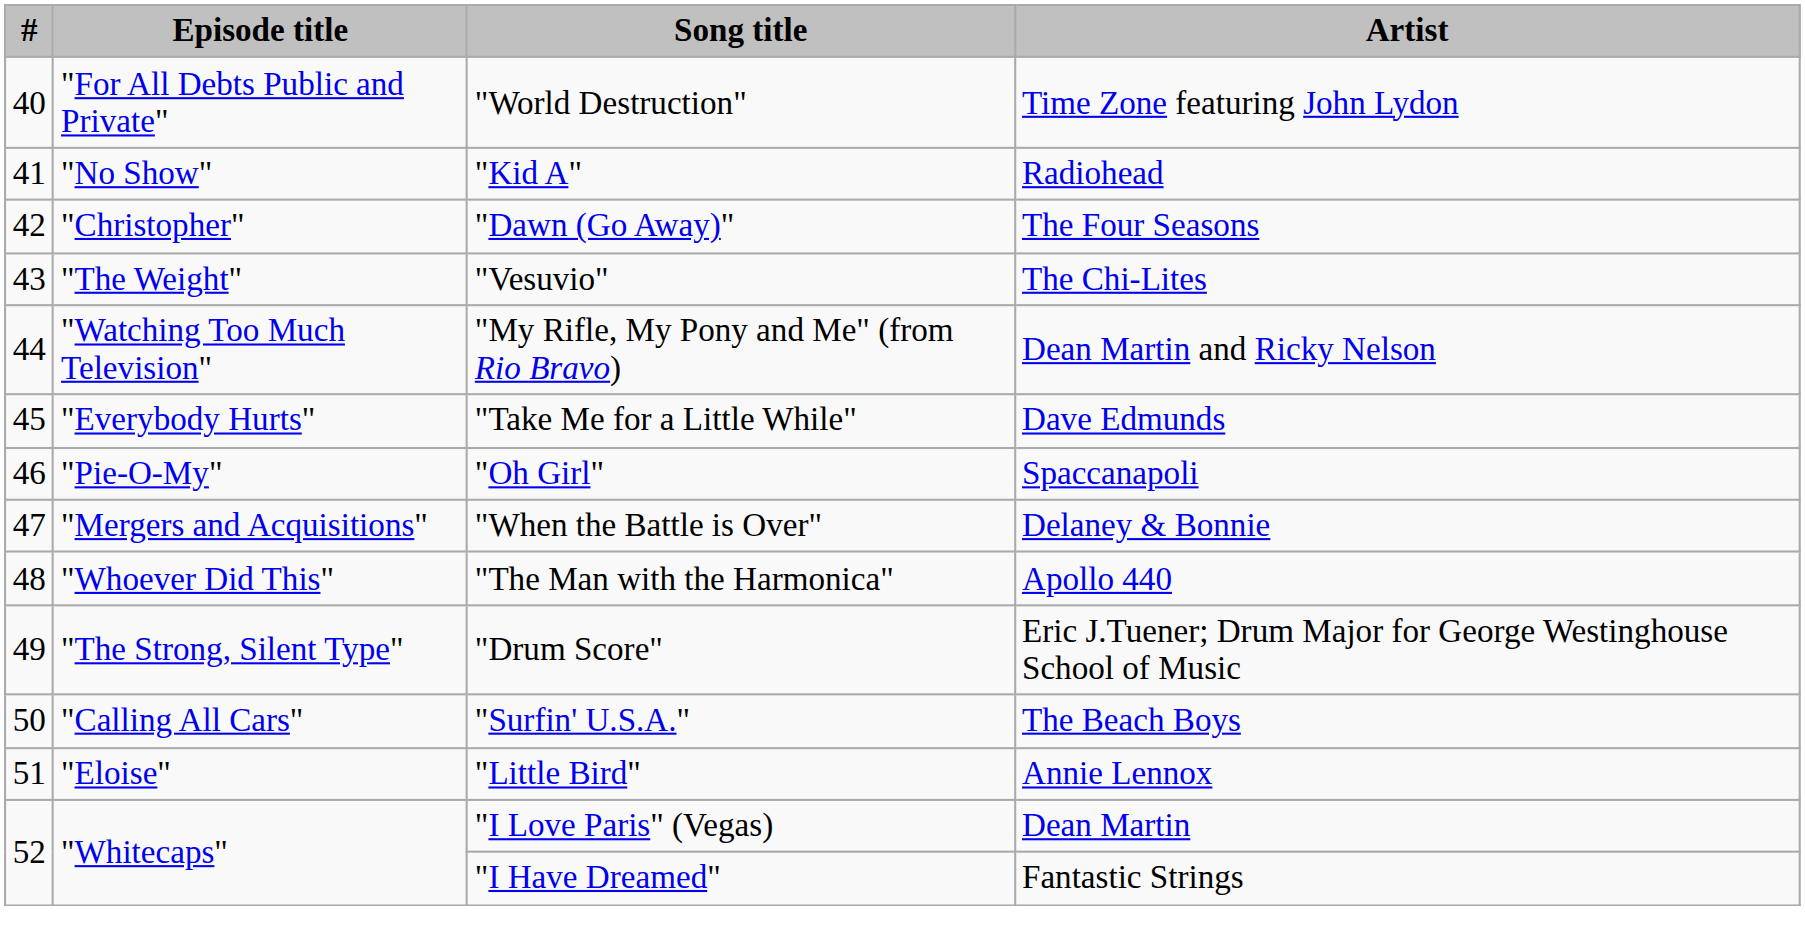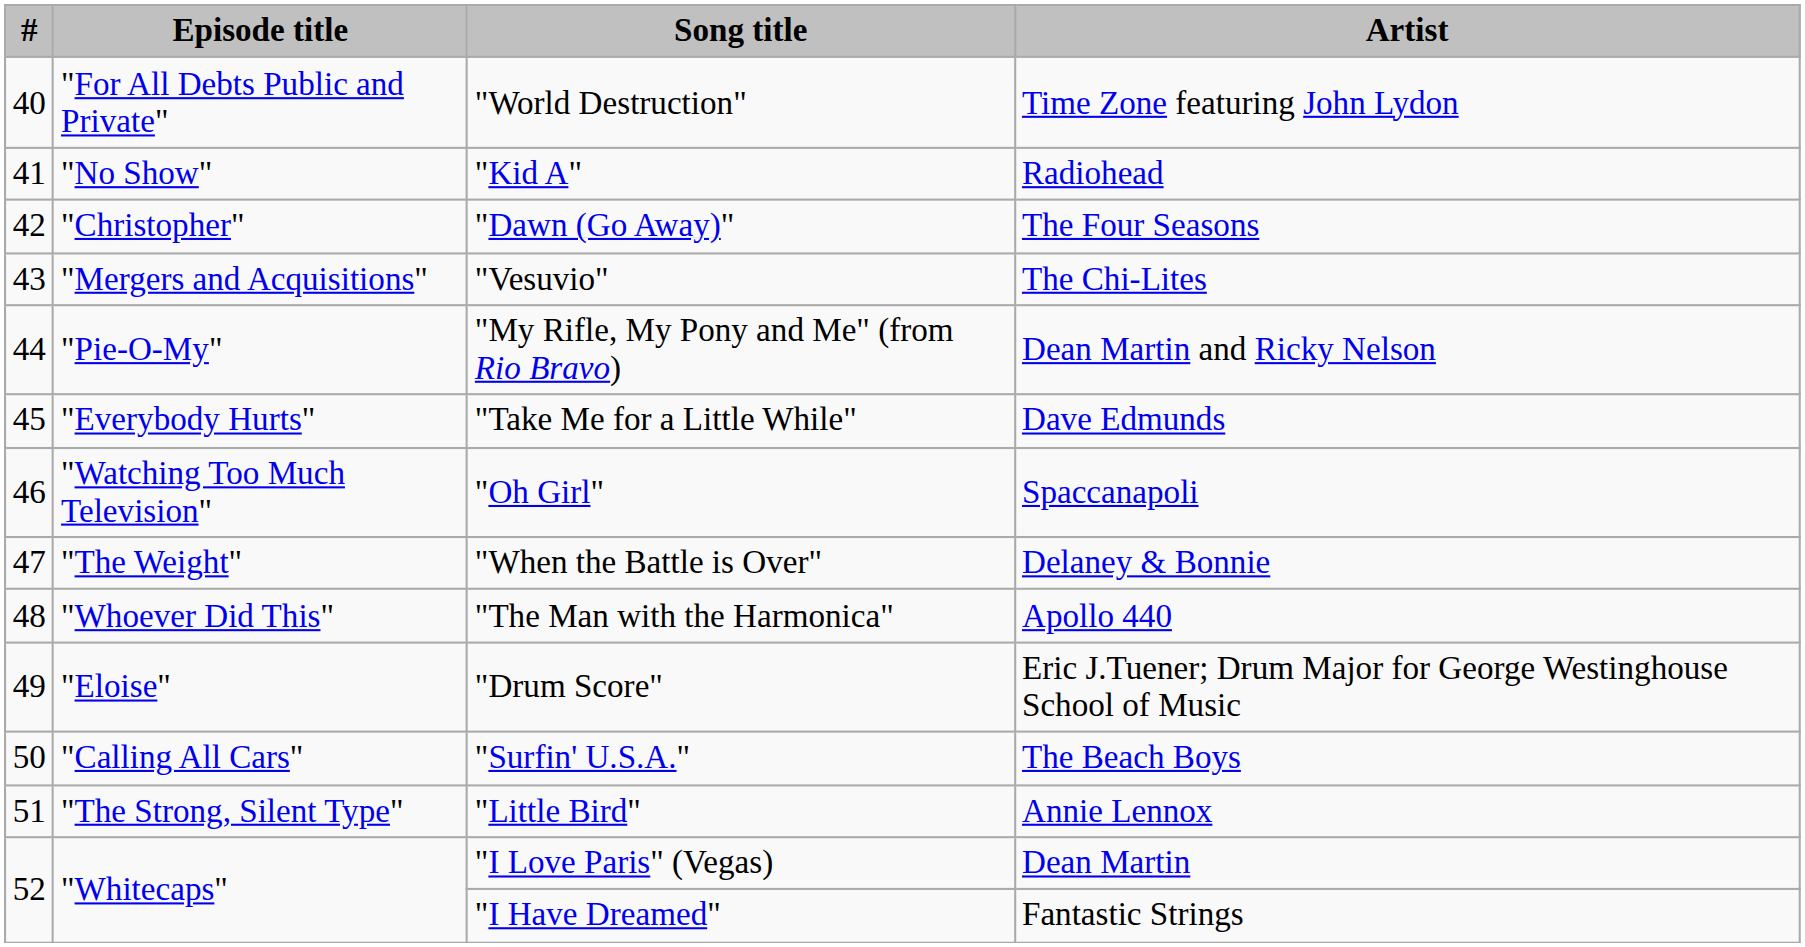(152, 278) "The Weight" -> (244, 278) "Mergers and Acquisitions"
(203, 349) "Watching Too Much Television" -> (142, 349) "Pie-O-My"
(142, 472) "Pie-O-My" -> (203, 491) "Watching Too Much Television"
(244, 525) "Mergers and Acquisitions" -> (152, 562) "The Weight"
(232, 649) "The Strong, Silent Type" -> (116, 686) "Eloise"
(116, 772) "Eloise" -> (232, 810) "The Strong, Silent Type"
